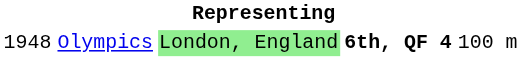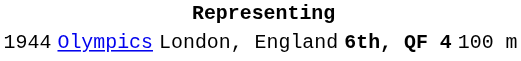(27, 43) 1948 -> (27, 43) 1944
(249, 43) lightgreen background -> (249, 43) no background
